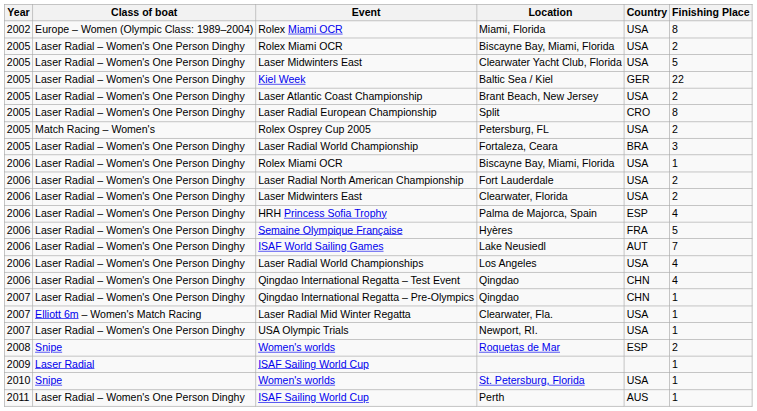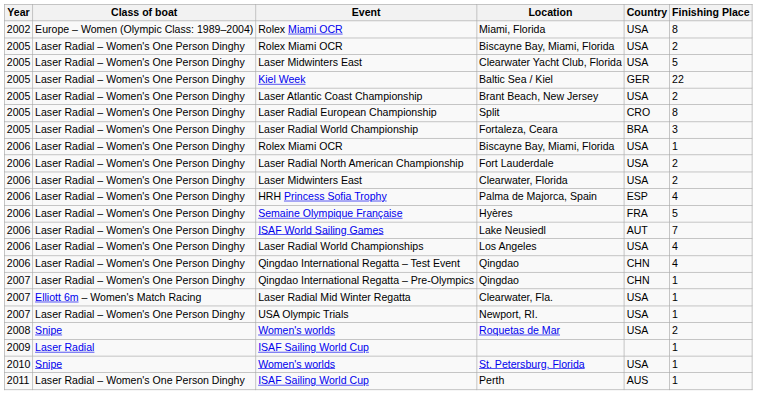- row: (19, 130)
(637, 347) ESP -> (638, 331) USA
